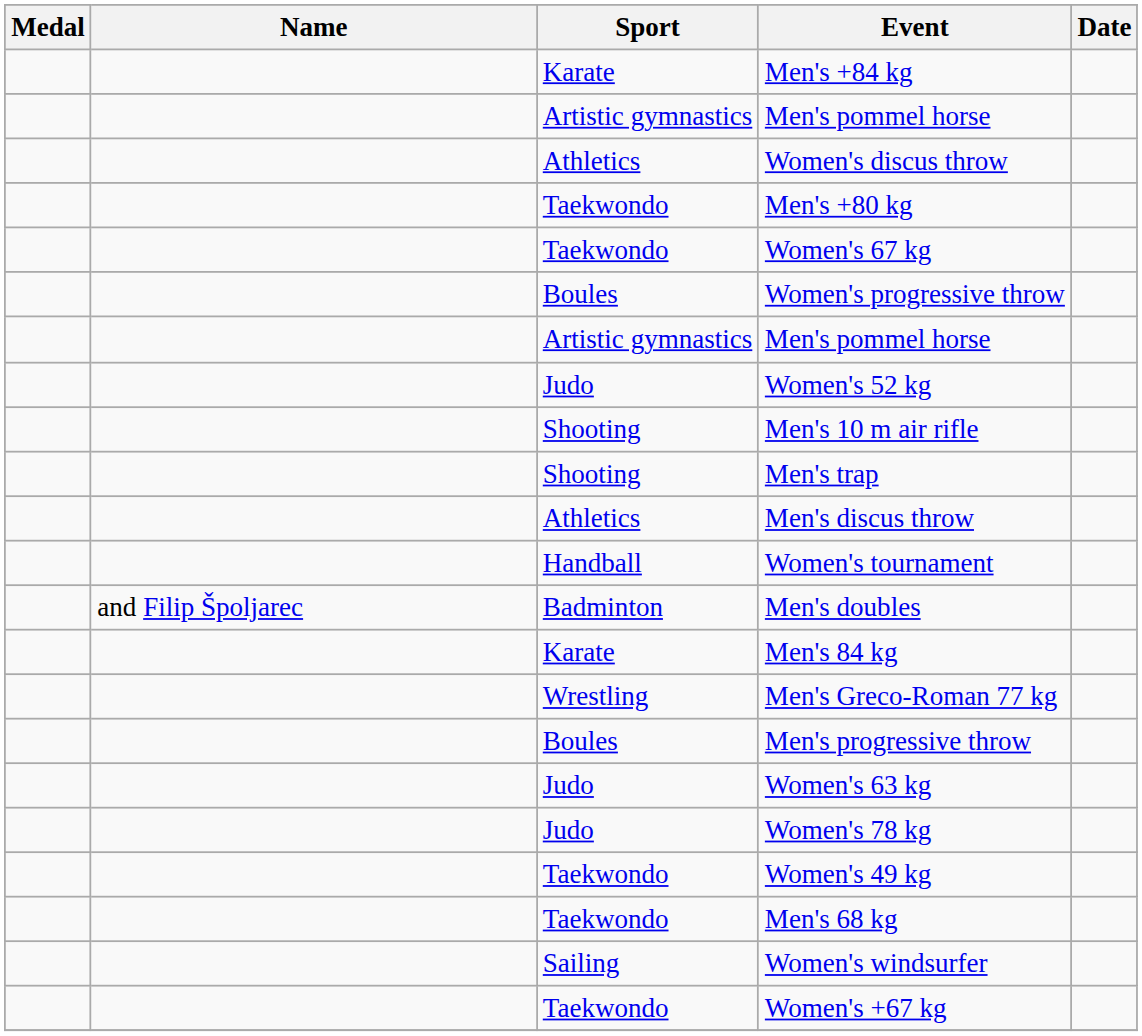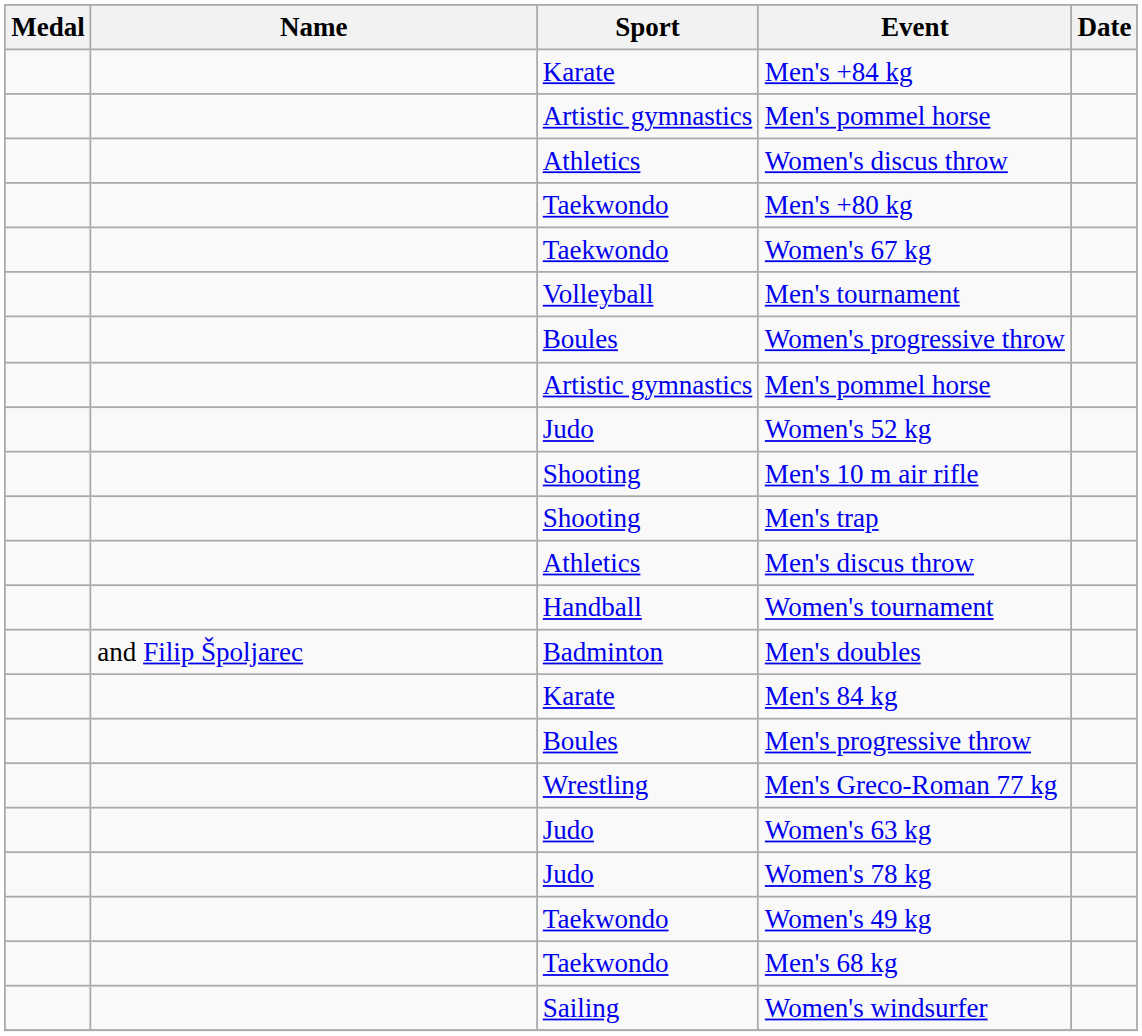+ row: (598, 294)
rows swapped: (596, 696) <-> (580, 740)
- row: (606, 1008)
